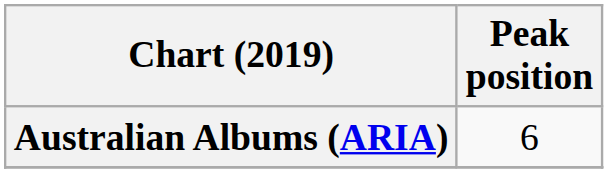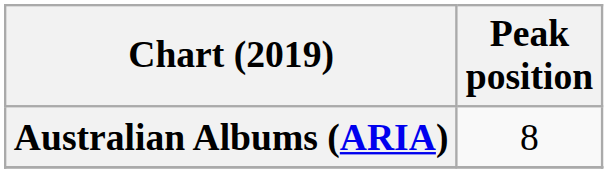(529, 136) 6 -> (529, 136) 8
